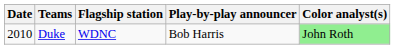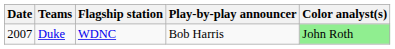(20, 34) 2010 -> (20, 34) 2007
